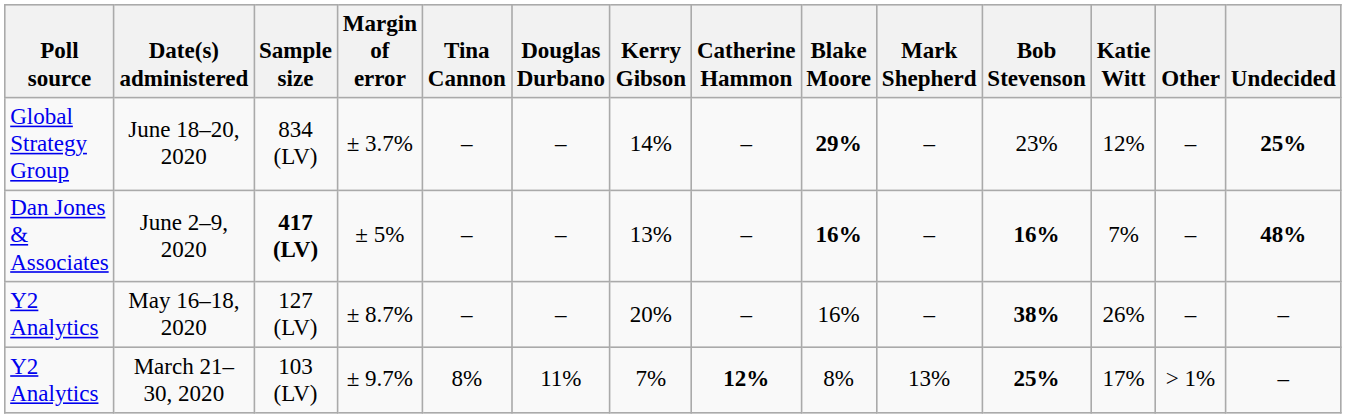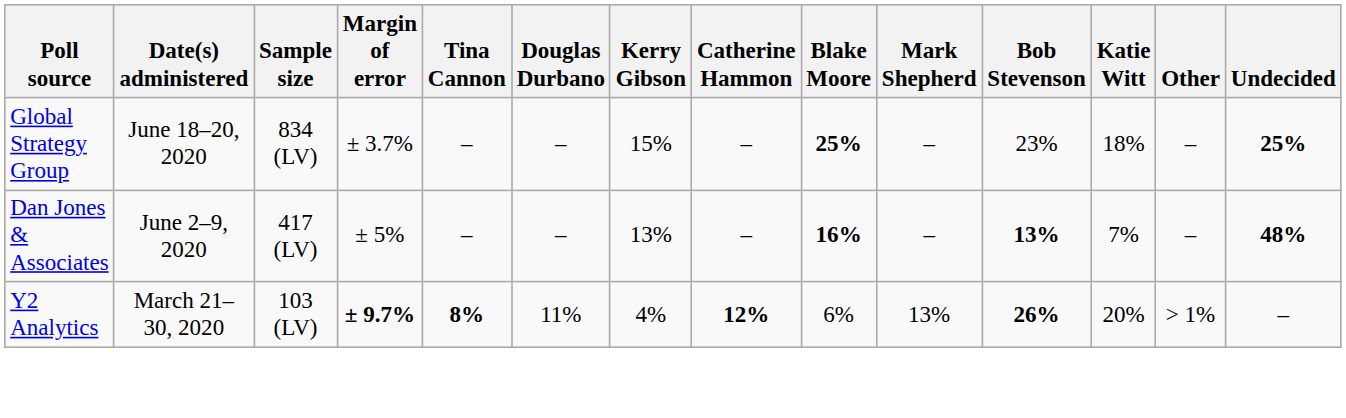(651, 143) 14% -> (651, 143) 15%
(839, 143) 29% -> (839, 143) 25%
(1124, 143) 12% -> (1124, 143) 18%
(296, 235) bold -> (296, 235) normal
(1037, 235) 16% -> (1037, 235) 13%
- row: (184, 314)
(380, 379) normal -> (380, 314) bold
(467, 379) normal -> (467, 314) bold
(651, 379) 7% -> (651, 314) 4%
(839, 379) 8% -> (839, 314) 6%
(1037, 379) 25% -> (1037, 314) 26%
(1124, 379) 17% -> (1124, 314) 20%
